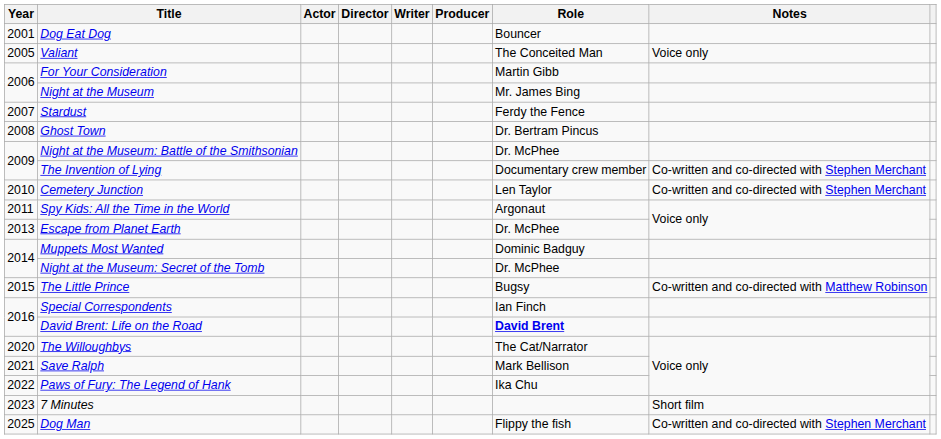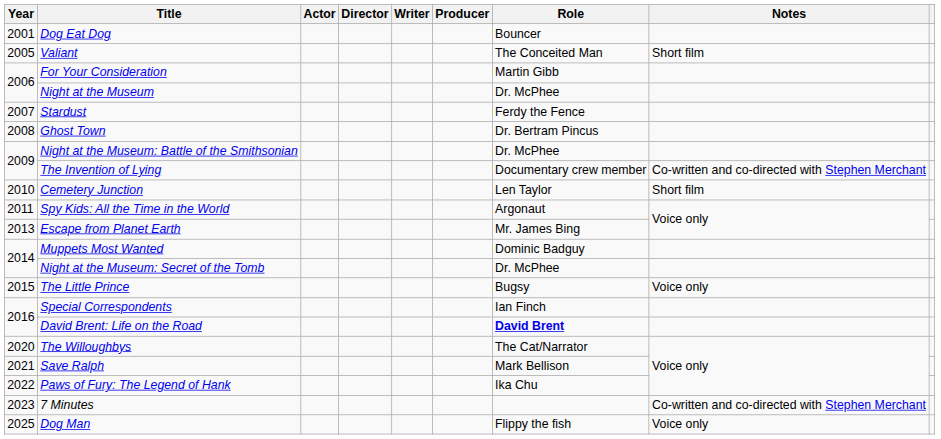(680, 53) Voice only -> (678, 53) Short film
(538, 92) Mr. James Bing -> (527, 92) Dr. McPhee
(789, 190) Co-written and co-directed with Stephen Merchant -> (678, 190) Short film
(527, 229) Dr. McPhee -> (538, 229) Mr. James Bing
(790, 287) Co-written and co-directed with Matthew Robinson -> (680, 287) Voice only
(678, 405) Short film -> (789, 405) Co-written and co-directed with Stephen Merchant
(789, 424) Co-written and co-directed with Stephen Merchant -> (680, 424) Voice only
